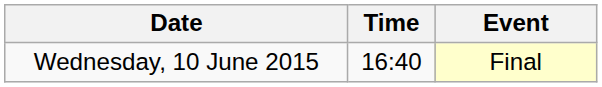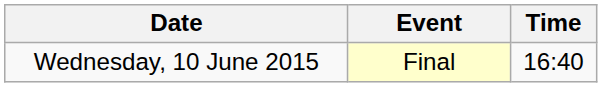columns swapped: (391, 23) <-> (516, 23)
